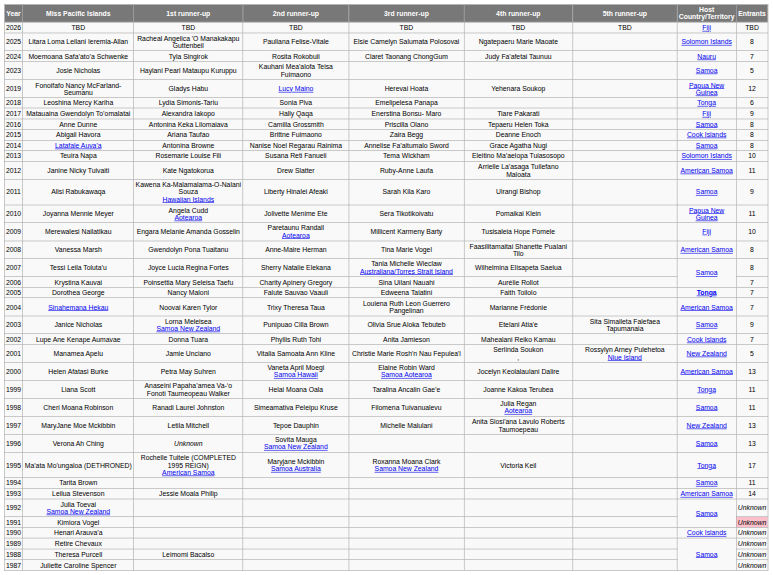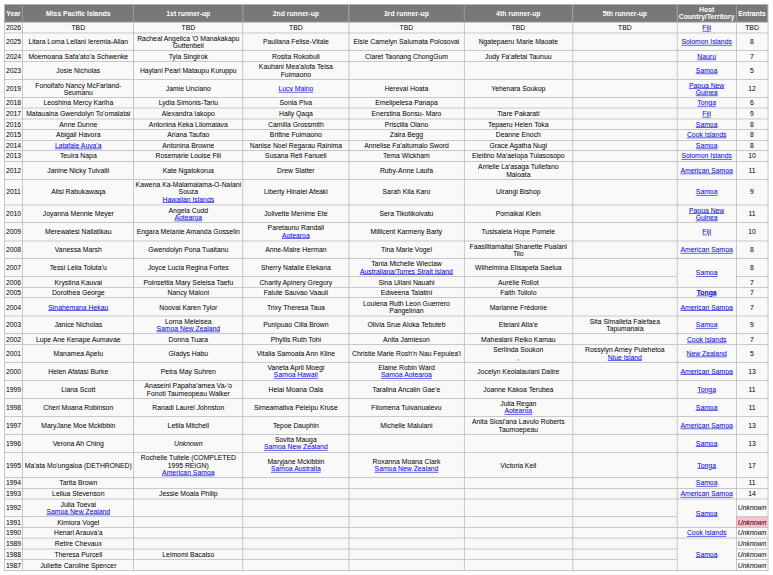(188, 89) Gladys Habu -> (188, 89) Jamie Unciano
(188, 354) Jamie Unciano -> (188, 354) Gladys Habu
(707, 426) New Zealand -> (707, 426) American Samoa
